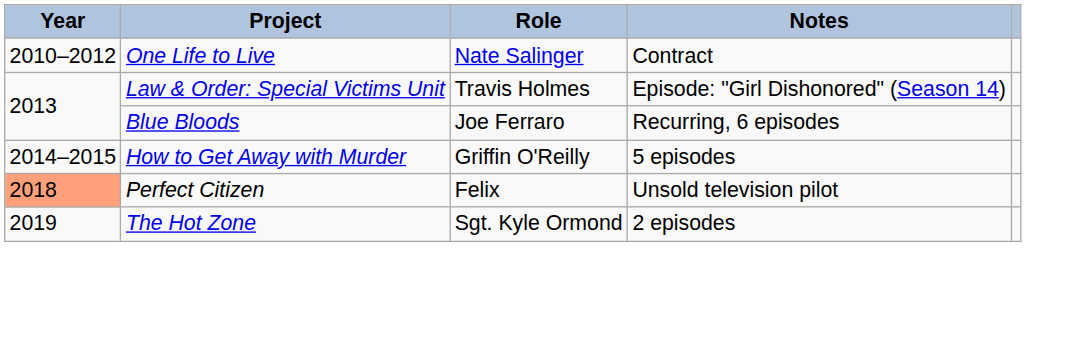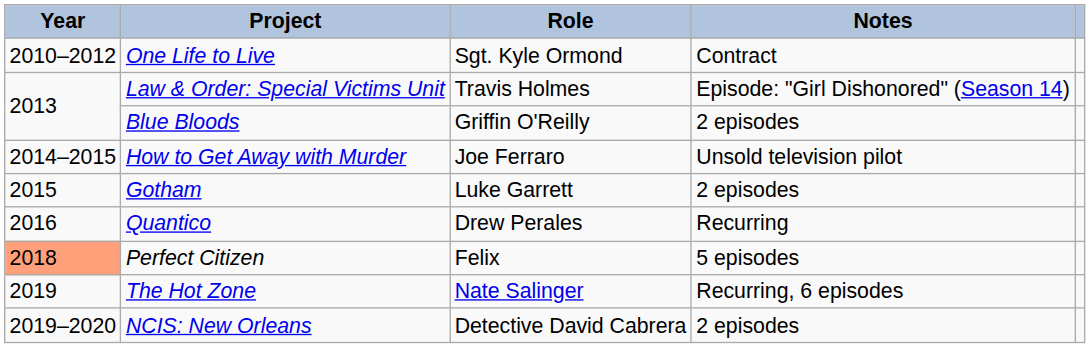(519, 55) Nate Salinger -> (539, 55) Sgt. Kyle Ormond
(510, 122) Joe Ferraro -> (522, 122) Griffin O'Reilly
(736, 122) Recurring, 6 episodes -> (748, 122) 2 episodes
(522, 156) Griffin O'Reilly -> (510, 156) Joe Ferraro
(684, 156) 5 episodes -> (799, 156) Unsold television pilot
+ row: (164, 190)
+ row: (168, 223)
(735, 190) Unsold television pilot -> (748, 257) 5 episodes
(539, 223) Sgt. Kyle Ormond -> (519, 291) Nate Salinger
(684, 223) 2 episodes -> (800, 291) Recurring, 6 episodes
+ row: (219, 325)
